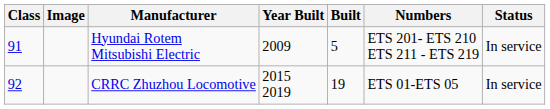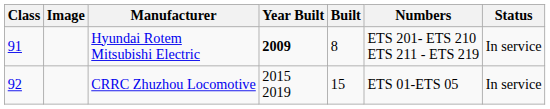(277, 46) normal -> (277, 46) bold
(334, 46) 5 -> (334, 46) 8
(338, 84) 19 -> (338, 84) 15
